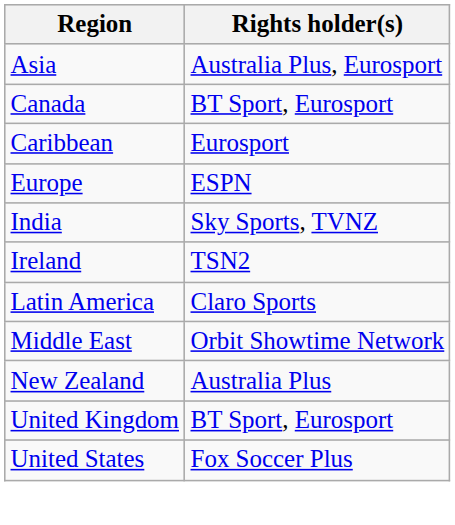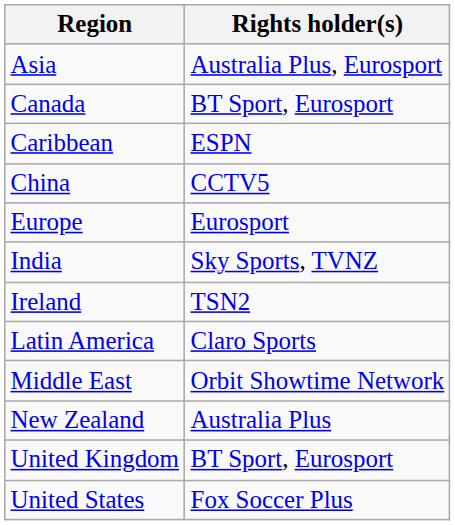(240, 143) Eurosport -> (221, 143) ESPN
+ row: (40, 182)
(221, 182) ESPN -> (240, 222) Eurosport
